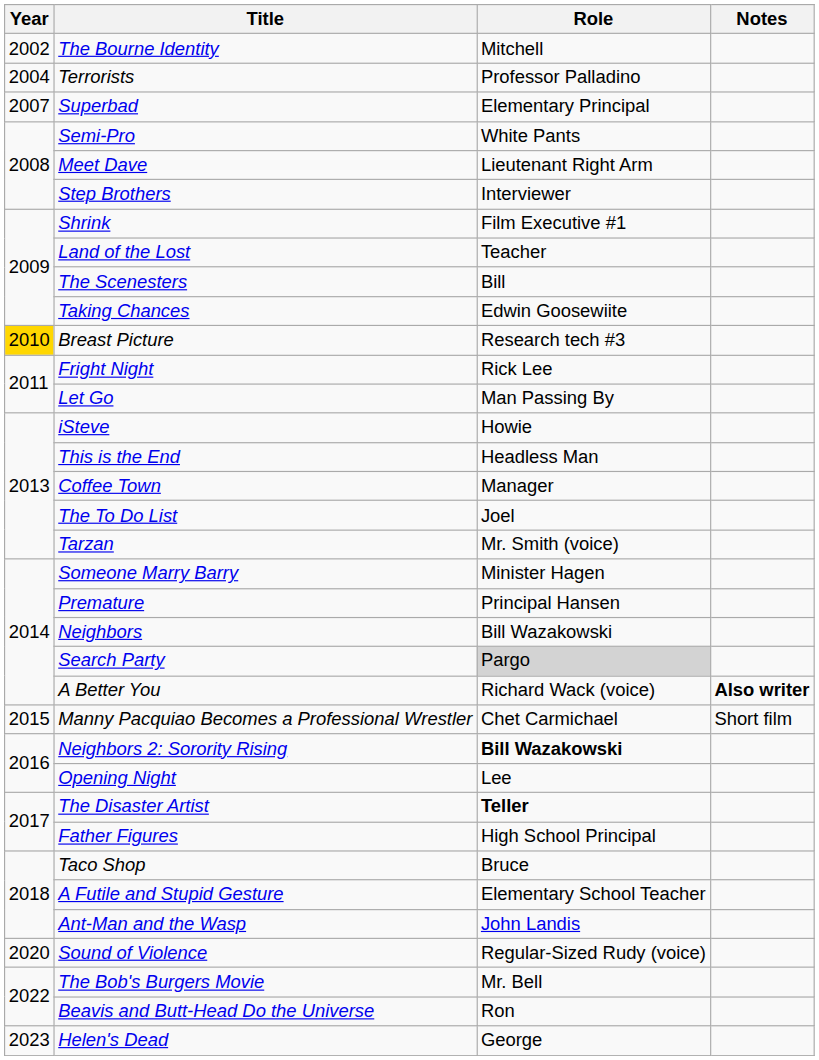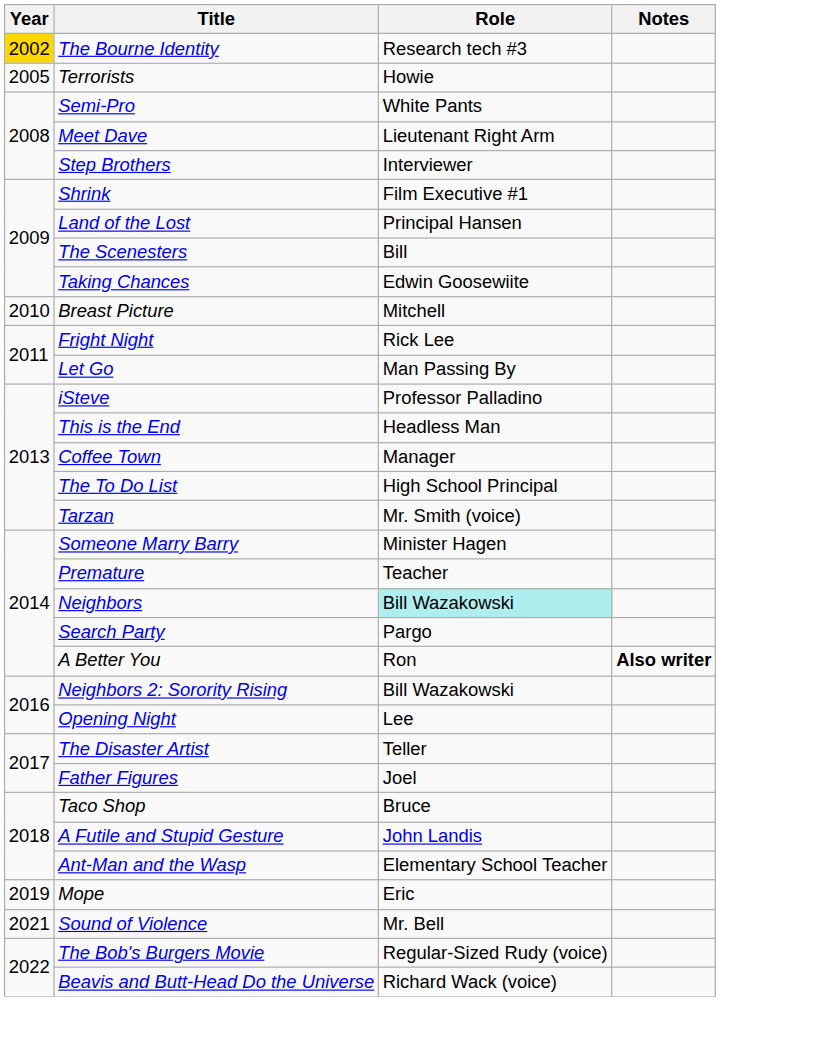(29, 48) no background -> (29, 48) gold background
(512, 48) Mitchell -> (455, 48) Research tech #3
(29, 77) 2004 -> (29, 77) 2005
(561, 77) Professor Palladino -> (408, 77) Howie
- row: (98, 106)
(514, 252) Teacher -> (452, 223) Principal Hansen
(29, 340) gold background -> (29, 310) no background
(553, 340) Research tech #3 -> (414, 310) Mitchell
(506, 427) Howie -> (463, 398) Professor Palladino
(498, 515) Joel -> (470, 485) High School Principal
(550, 602) Principal Hansen -> (415, 573) Teacher
(547, 631) no background -> (448, 602) paleturquoise background
(505, 661) lightgrey background -> (407, 631) no background
(568, 690) Richard Wack (voice) -> (400, 661) Ron
- row: (265, 719)
(552, 748) bold -> (448, 690) normal
(505, 806) bold -> (405, 748) normal
(568, 836) High School Principal -> (400, 777) Joel
(593, 894) Elementary School Teacher -> (432, 836) John Landis
(531, 923) John Landis -> (495, 865) Elementary School Teacher
+ row: (81, 894)
(29, 952) 2020 -> (29, 923) 2021
(593, 952) Regular-Sized Rudy (voice) -> (413, 923) Mr. Bell
(512, 982) Mr. Bell -> (495, 952) Regular-Sized Rudy (voice)
(498, 1011) Ron -> (470, 982) Richard Wack (voice)
- row: (113, 1040)
